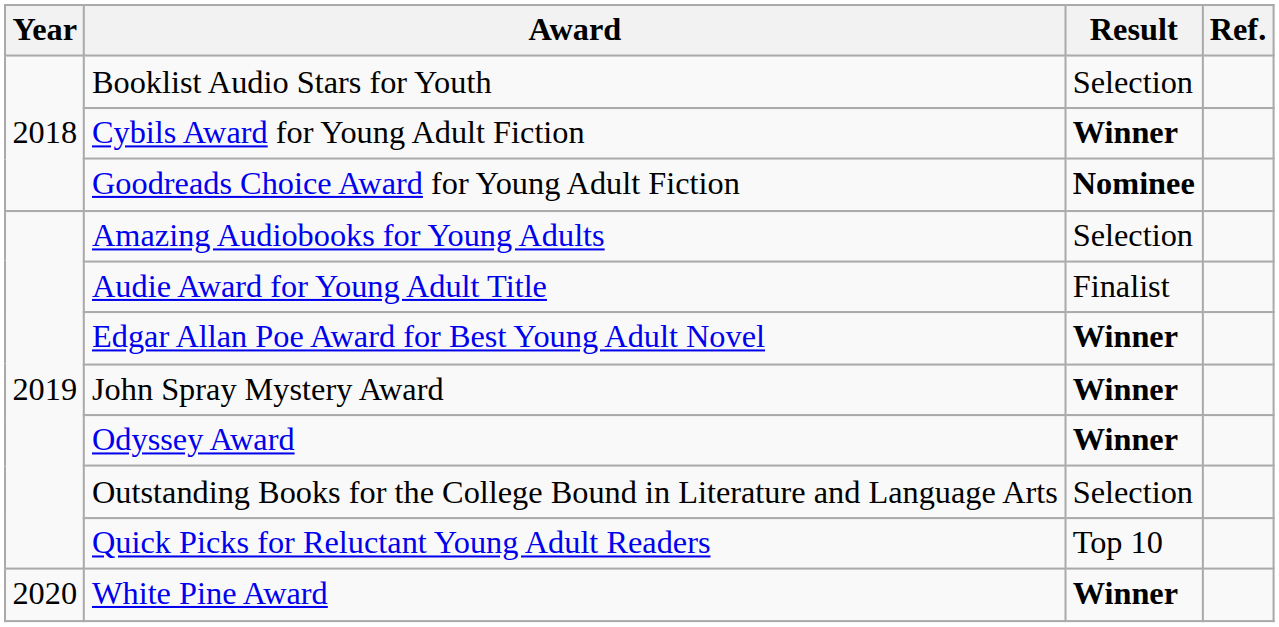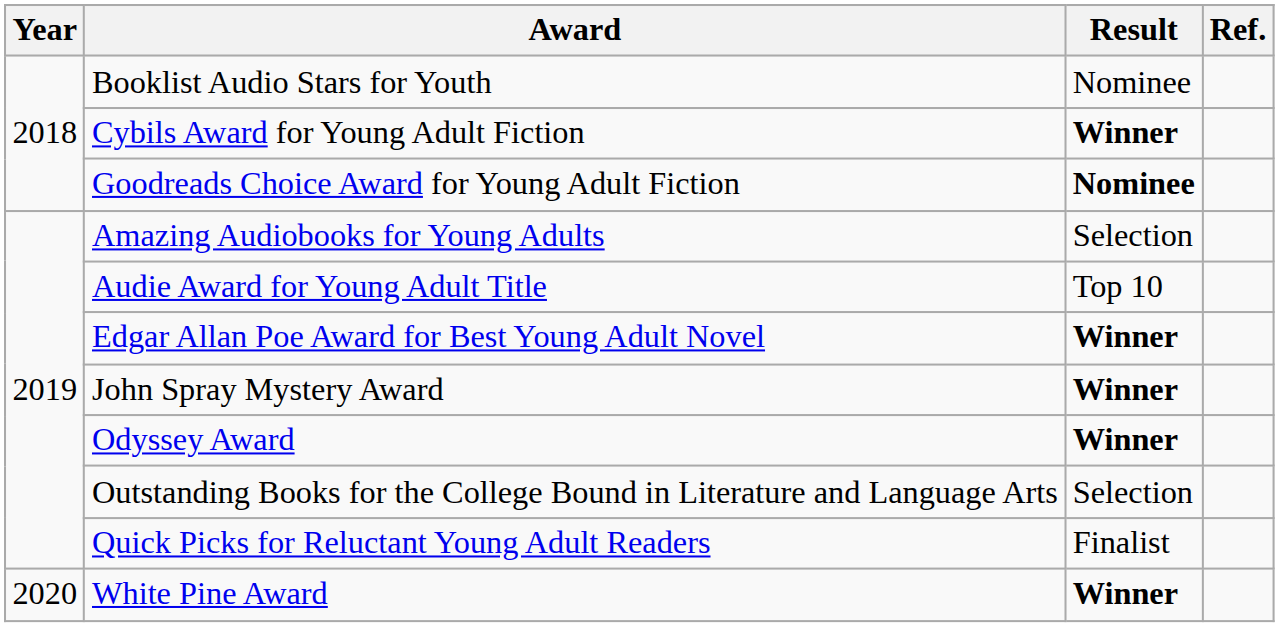(1133, 81) Selection -> (1132, 81) Nominee
(1121, 286) Finalist -> (1118, 286) Top 10
(1118, 542) Top 10 -> (1121, 542) Finalist
